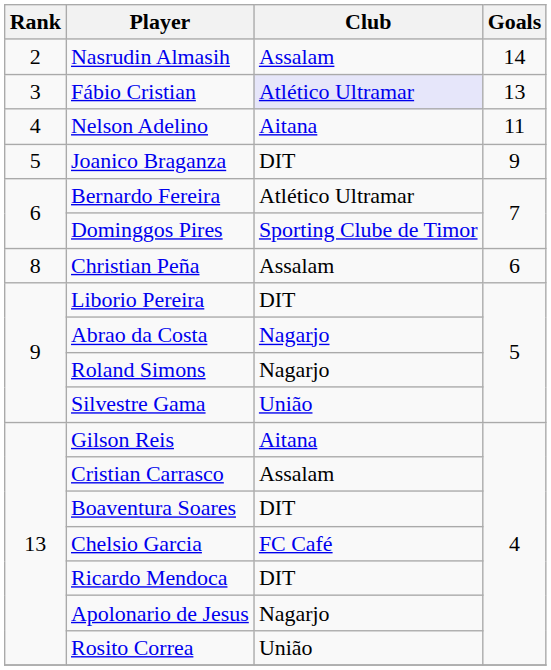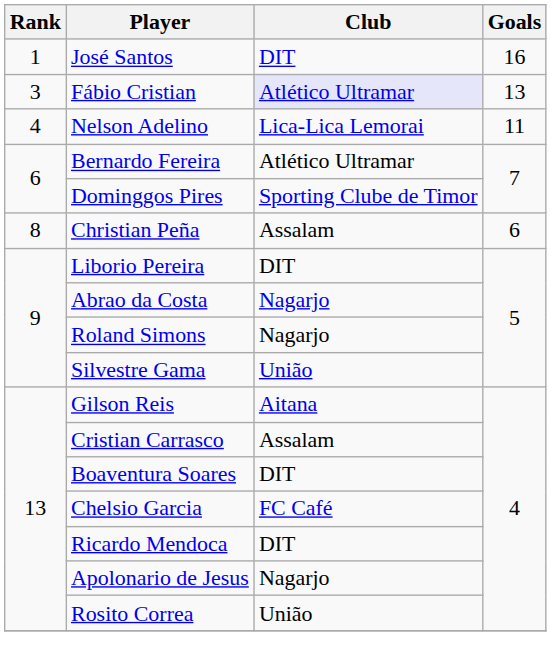+ row: (122, 56)
- row: (150, 56)
(288, 126) Aitana -> (341, 126) Lica-Lica Lemorai
- row: (149, 160)
